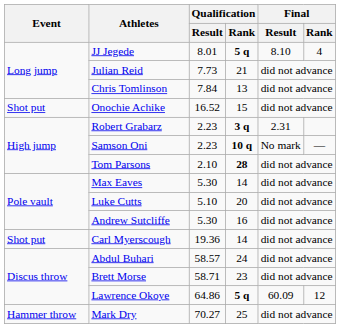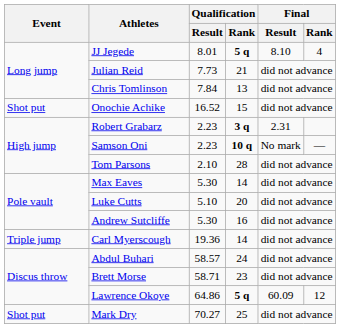(242, 164) bold -> (242, 164) normal
(26, 239) Shot put -> (34, 239) Triple jump
(42, 314) Hammer throw -> (26, 314) Shot put
